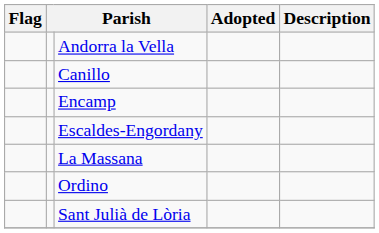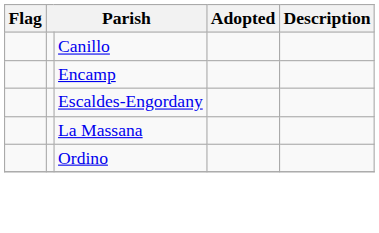- row: (116, 46)
- row: (124, 213)
